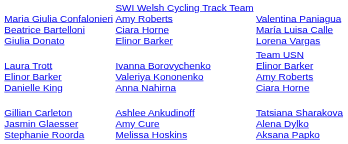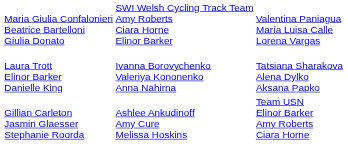(285, 71) Team USN Elinor Barker Amy Roberts Ciara Horne -> (299, 77) Tatsiana Sharakova Alena Dylko Aksana Papko
(299, 124) Tatsiana Sharakova Alena Dylko Aksana Papko -> (285, 118) Team USN Elinor Barker Amy Roberts Ciara Horne
